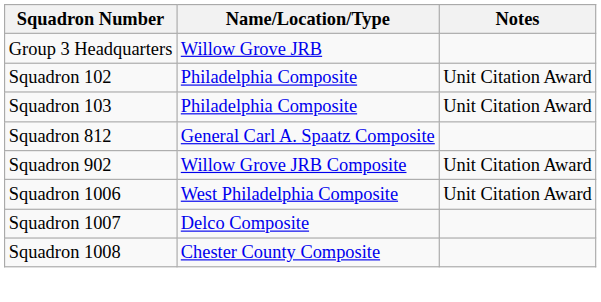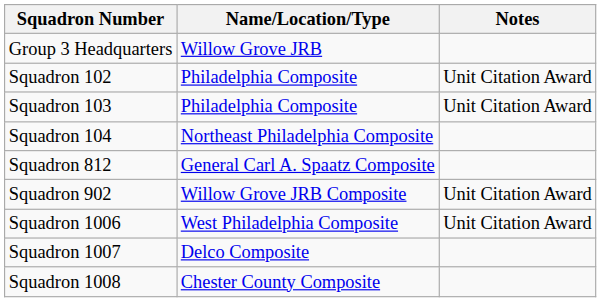+ row: (60, 135)
